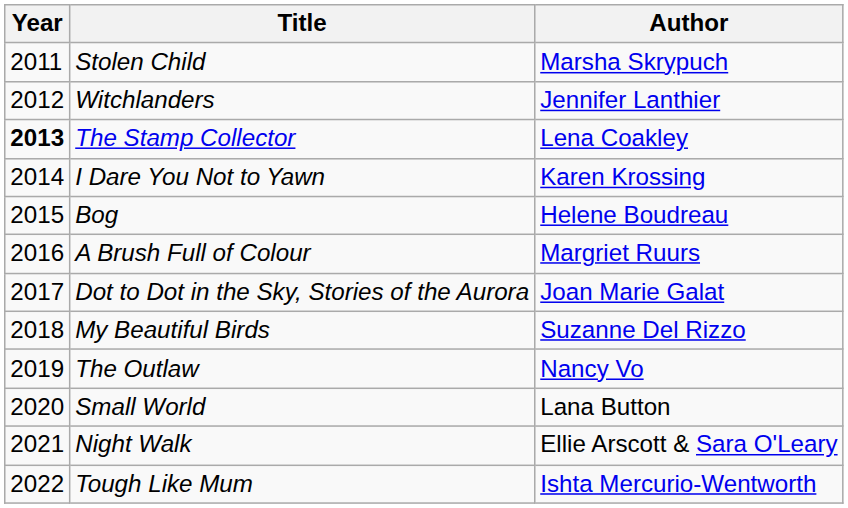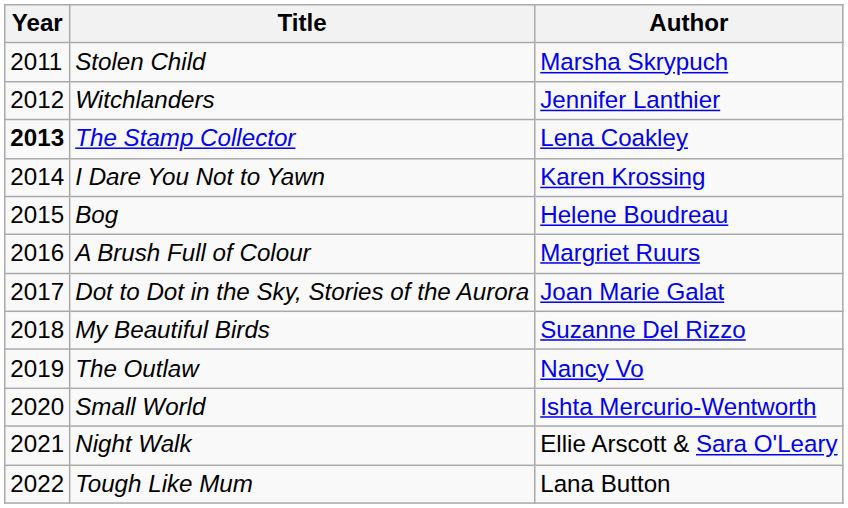(605, 406) Lana Button -> (678, 406) Ishta Mercurio-Wentworth
(678, 483) Ishta Mercurio-Wentworth -> (605, 483) Lana Button
